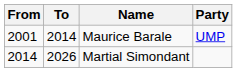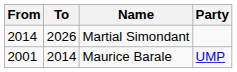rows swapped: (127, 36) <-> (136, 57)
